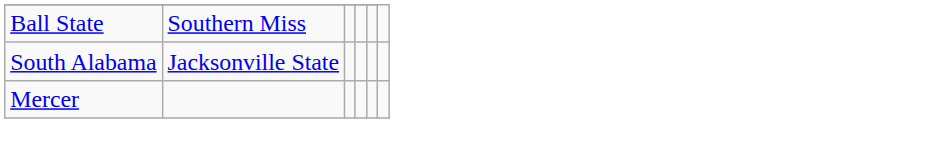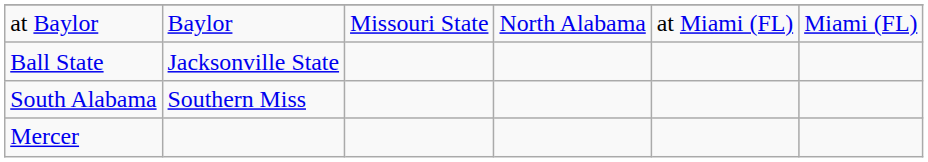+ row: (54, 23)
(237, 23) Southern Miss -> (253, 61) Jacksonville State
(253, 61) Jacksonville State -> (237, 99) Southern Miss
